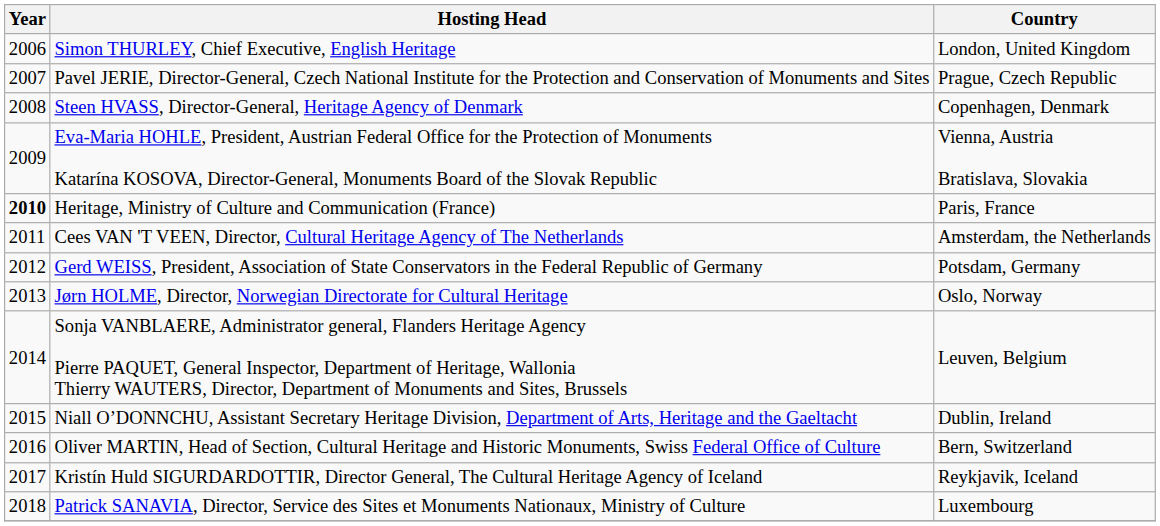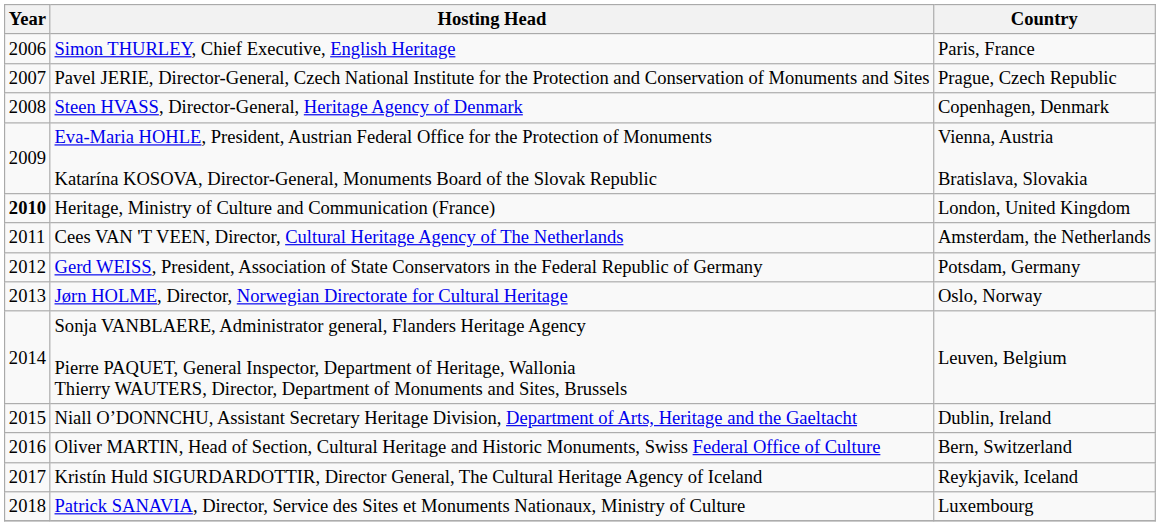(1034, 48) London, United Kingdom -> (986, 48) Paris, France
(986, 208) Paris, France -> (1034, 208) London, United Kingdom
